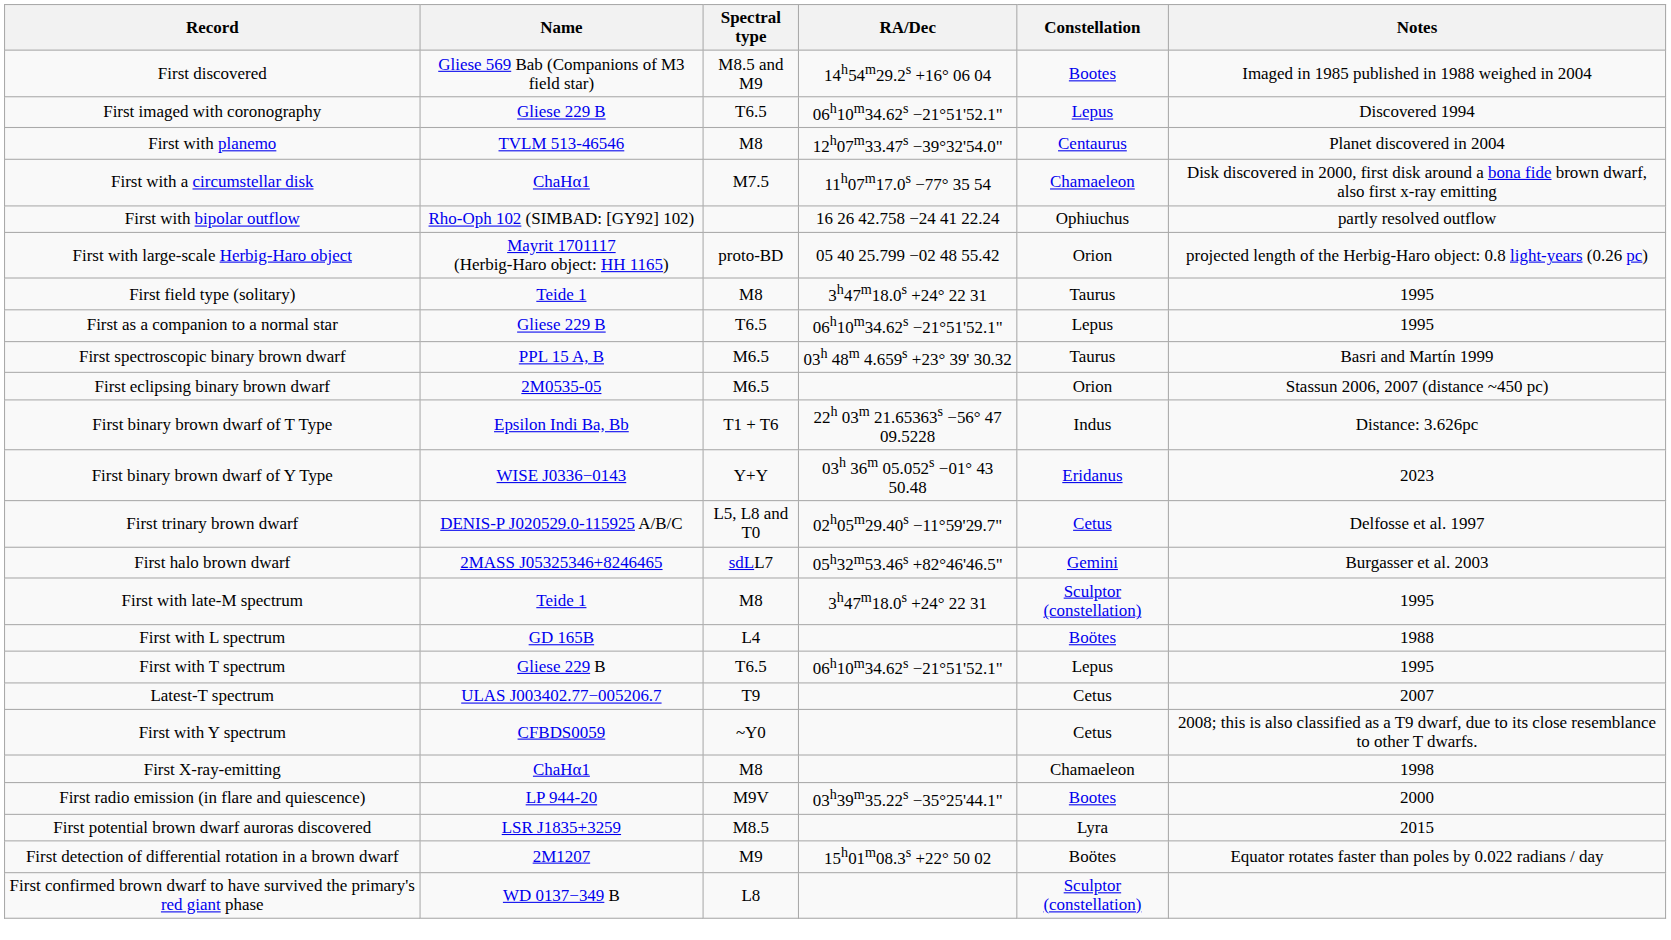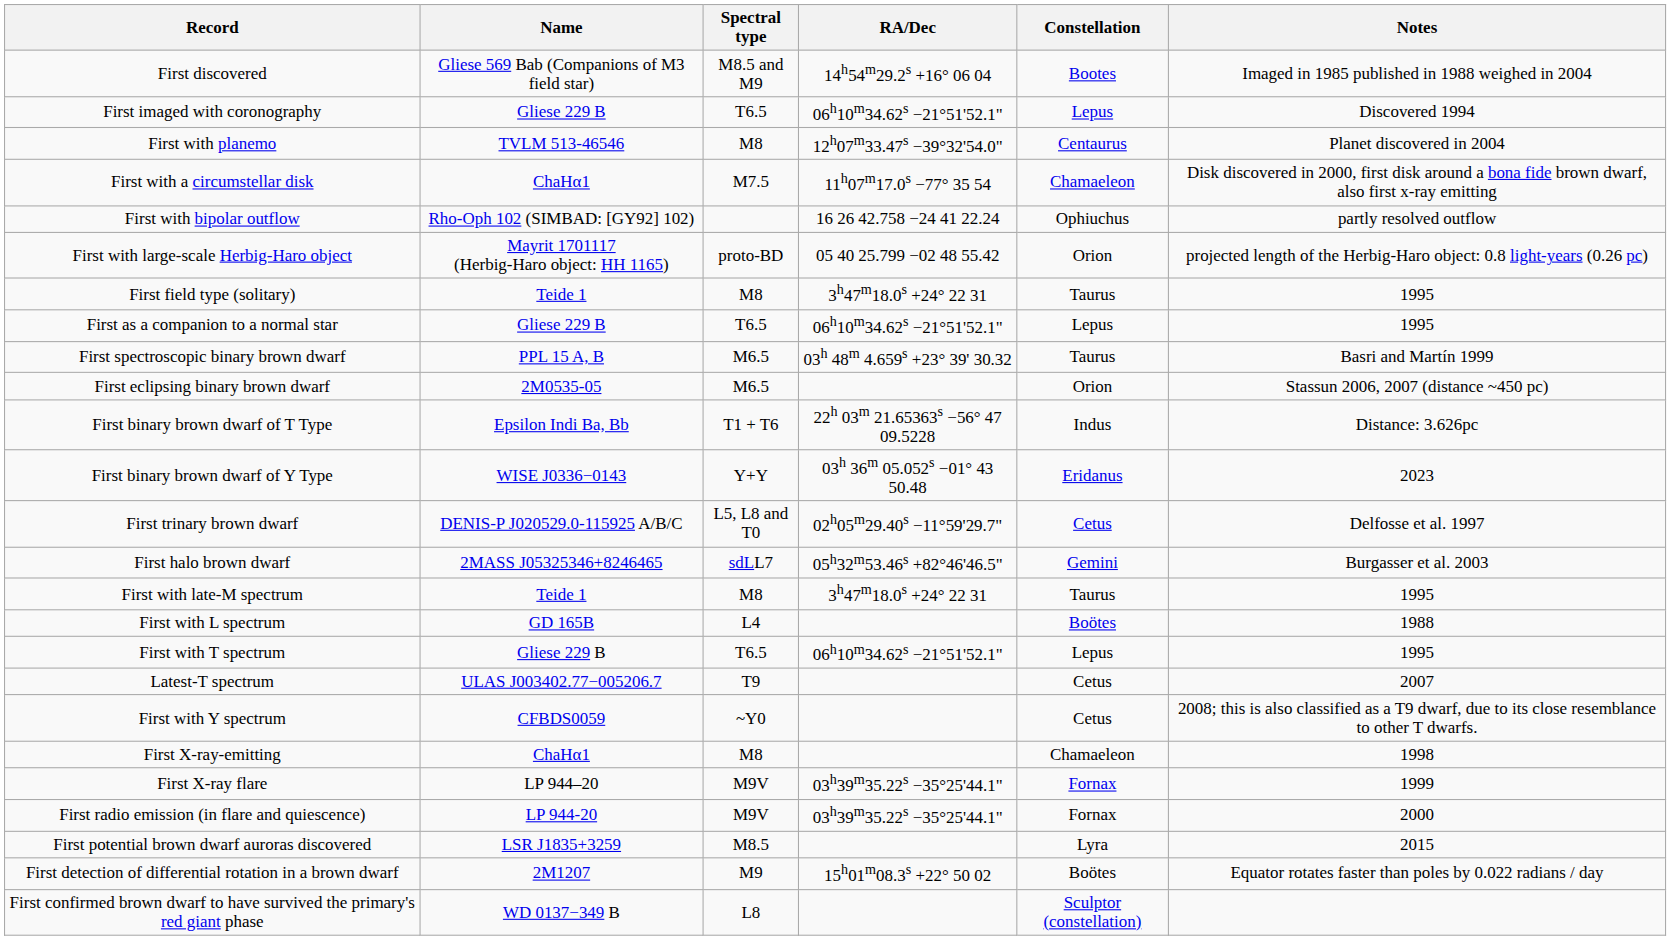(1092, 601) Sculptor (constellation) -> (1092, 593) Taurus
+ row: (212, 783)
(1092, 798) Bootes -> (1092, 815) Fornax
